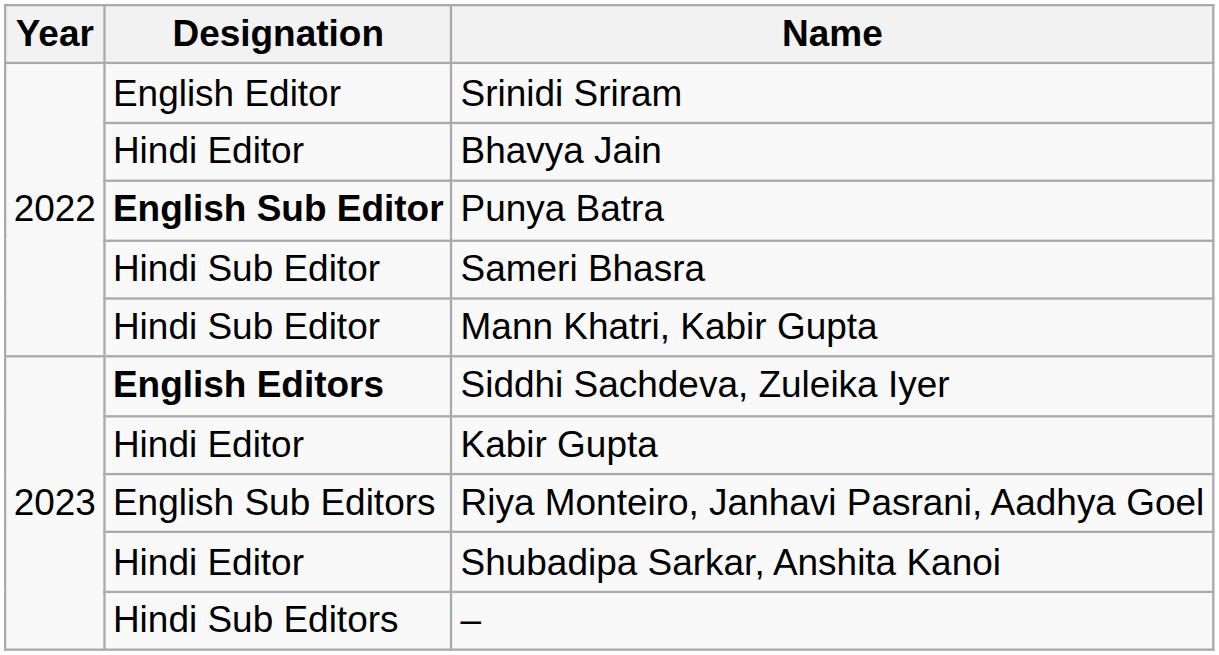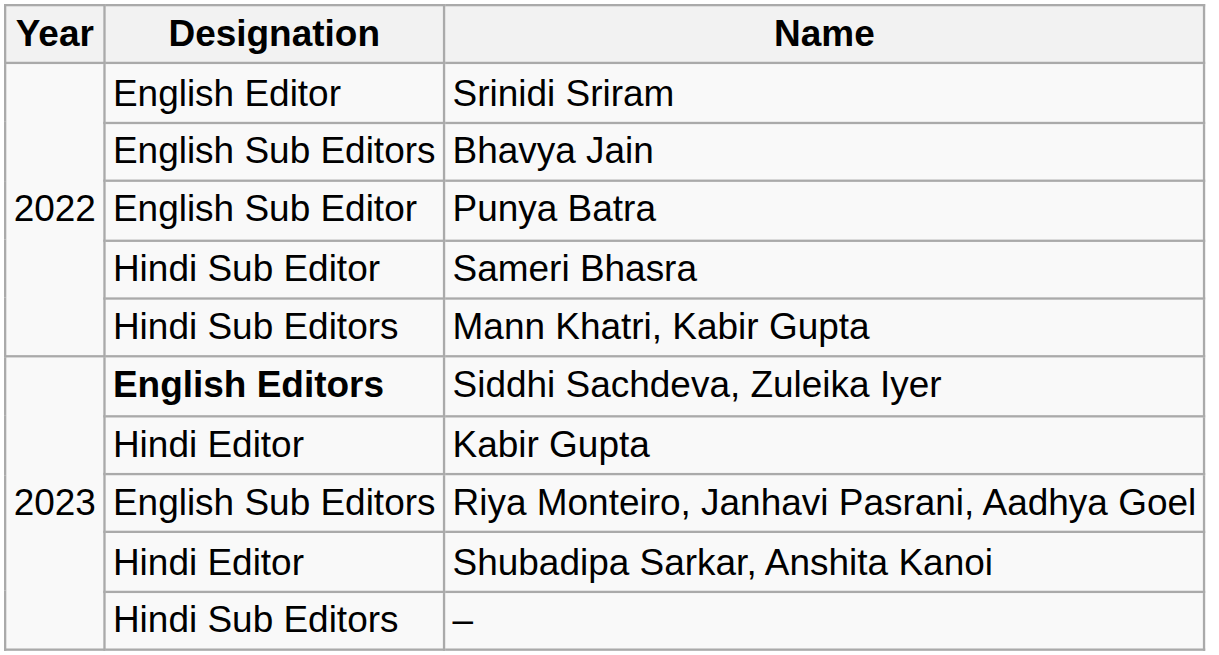(208, 151) Hindi Editor -> (274, 151) English Sub Editors
(278, 209) bold -> (265, 209) normal
(246, 326) Hindi Sub Editor -> (256, 326) Hindi Sub Editors
